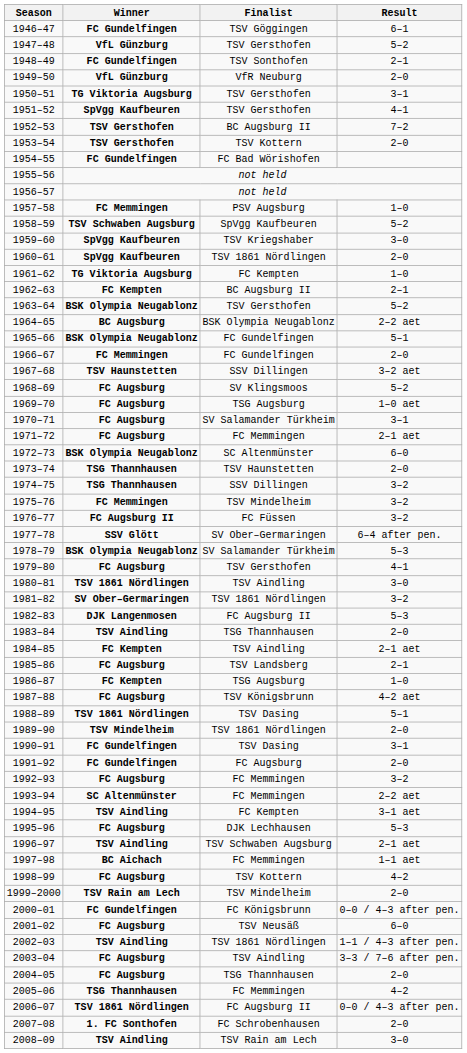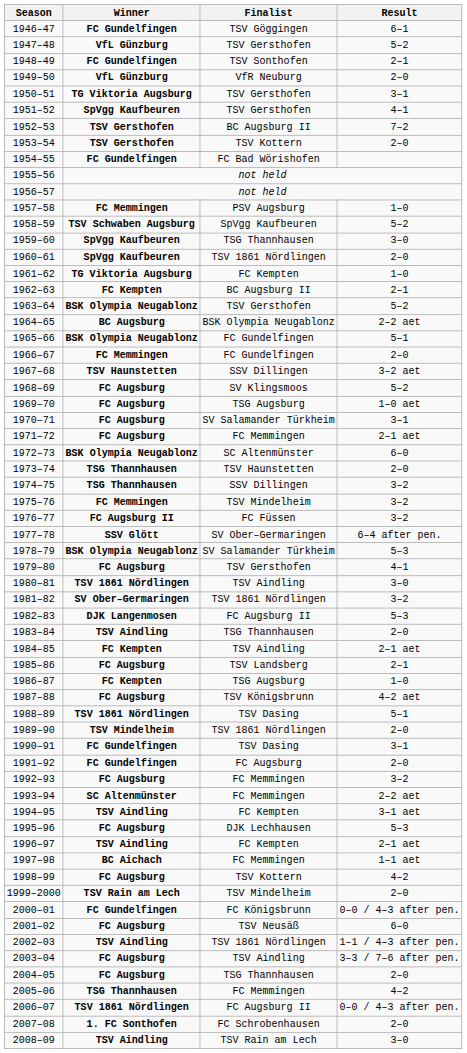(269, 241) TSV Kriegshaber -> (269, 241) TSG Thannhausen
(269, 845) TSV Schwaben Augsburg -> (269, 845) FC Kempten
